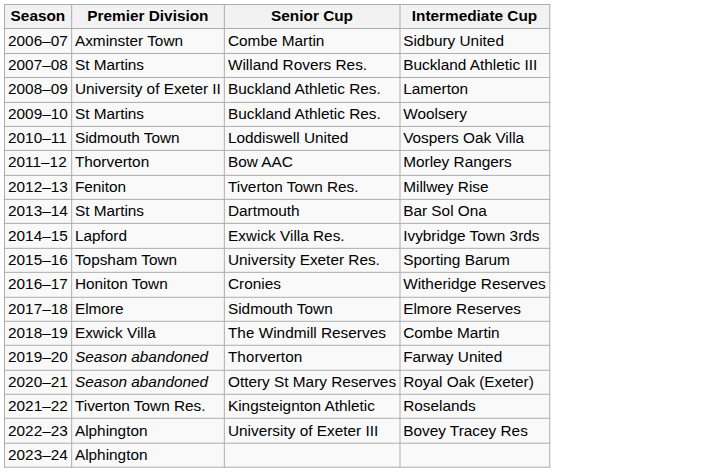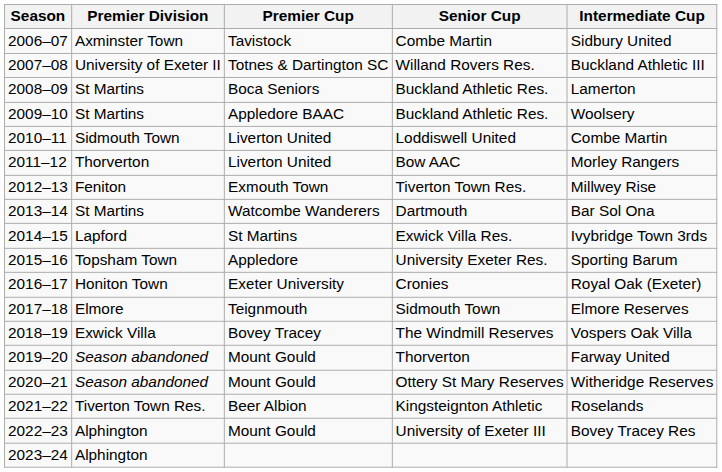+ column: (308, 16)
(109, 65) St Martins -> (148, 65) University of Exeter II
(148, 89) University of Exeter II -> (109, 89) St Martins
(464, 138) Vospers Oak Villa -> (619, 138) Combe Martin
(474, 284) Witheridge Reserves -> (636, 284) Royal Oak (Exeter)
(451, 333) Combe Martin -> (631, 333) Vospers Oak Villa
(468, 382) Royal Oak (Exeter) -> (642, 382) Witheridge Reserves
